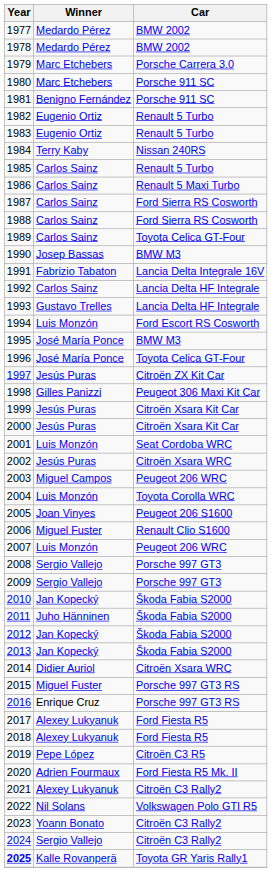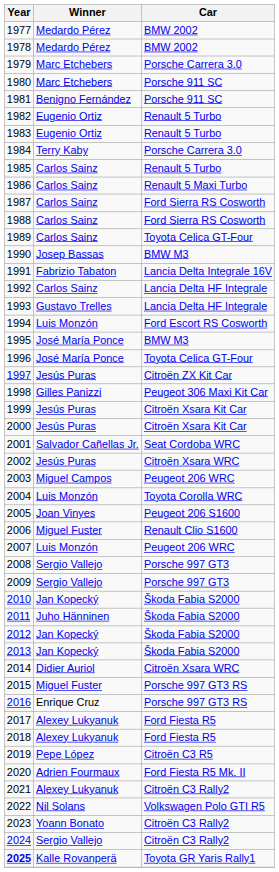(171, 151) Nissan 240RS -> (193, 151) Porsche Carrera 3.0
(67, 444) Luis Monzón -> (87, 444) Salvador Cañellas Jr.
